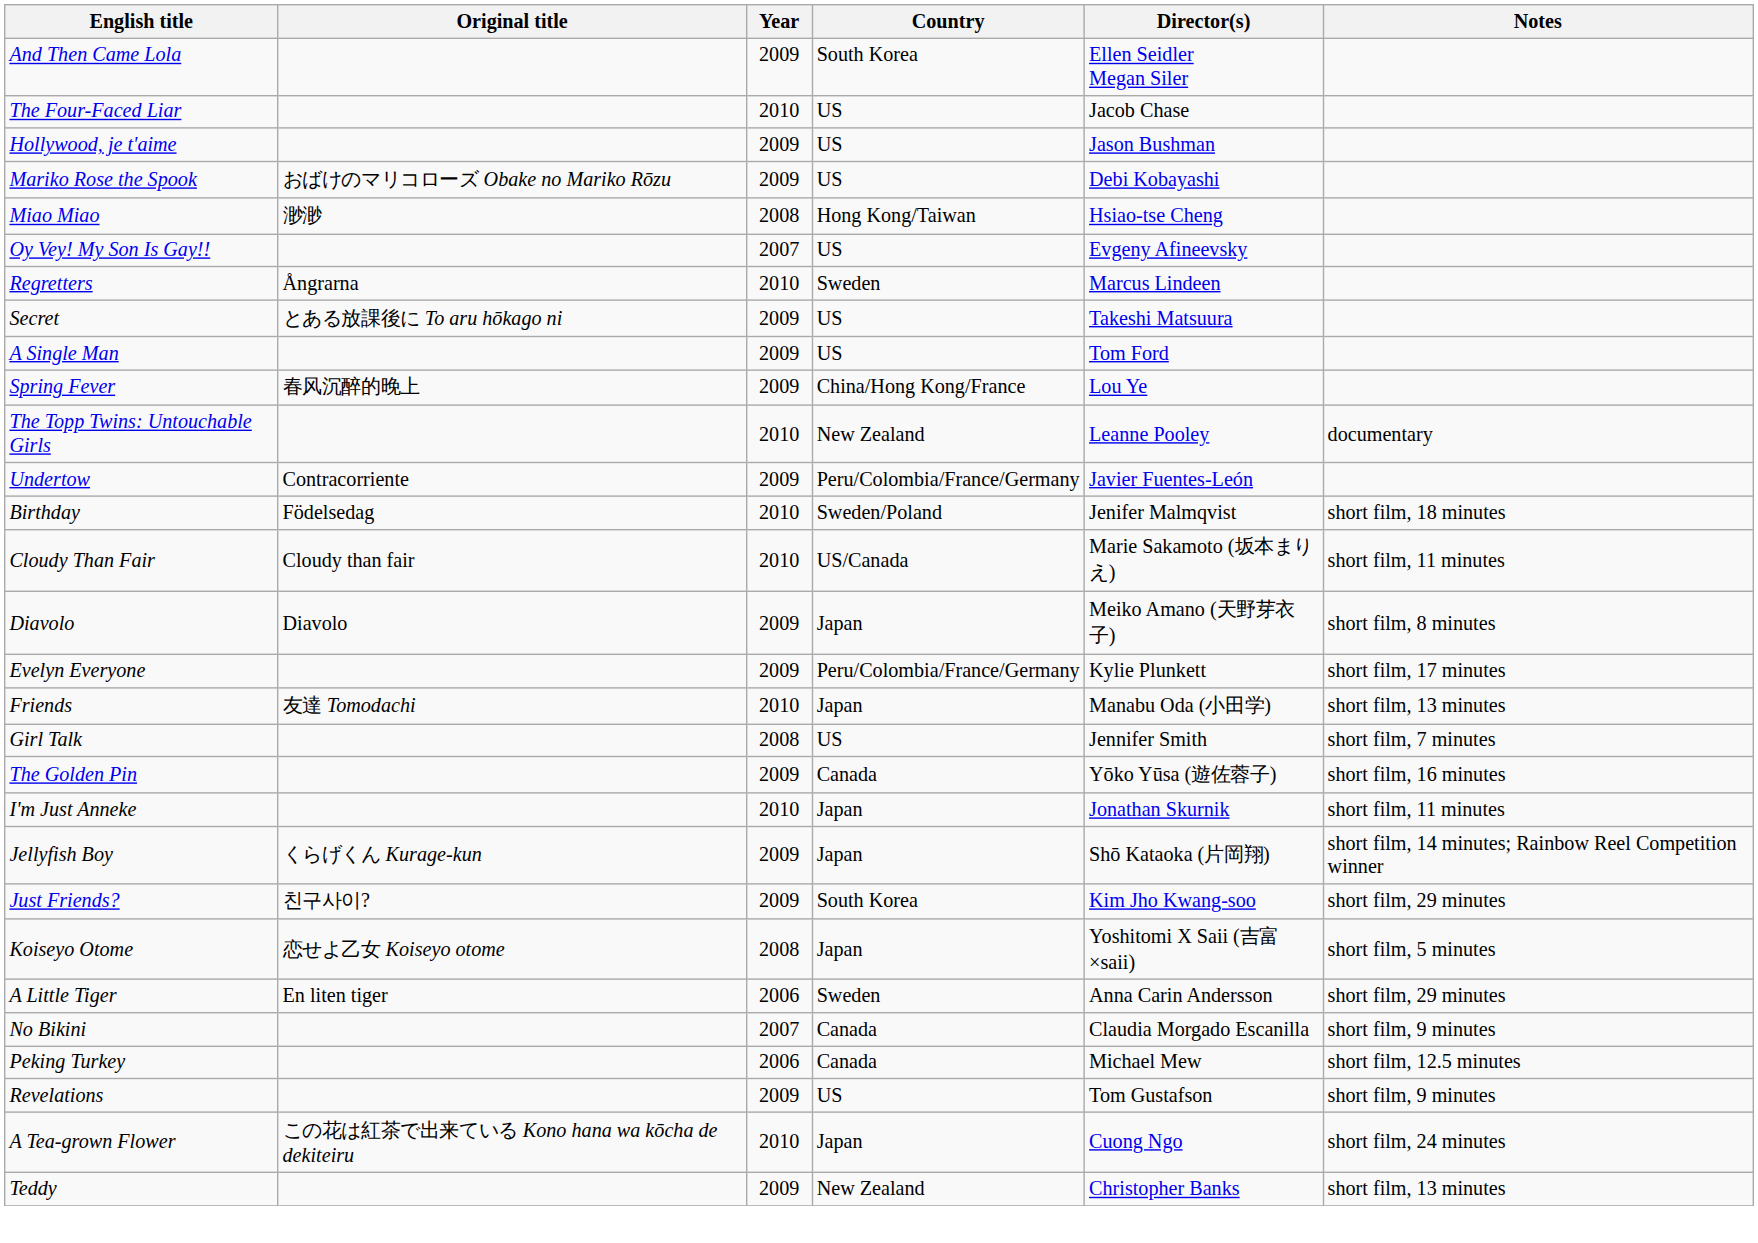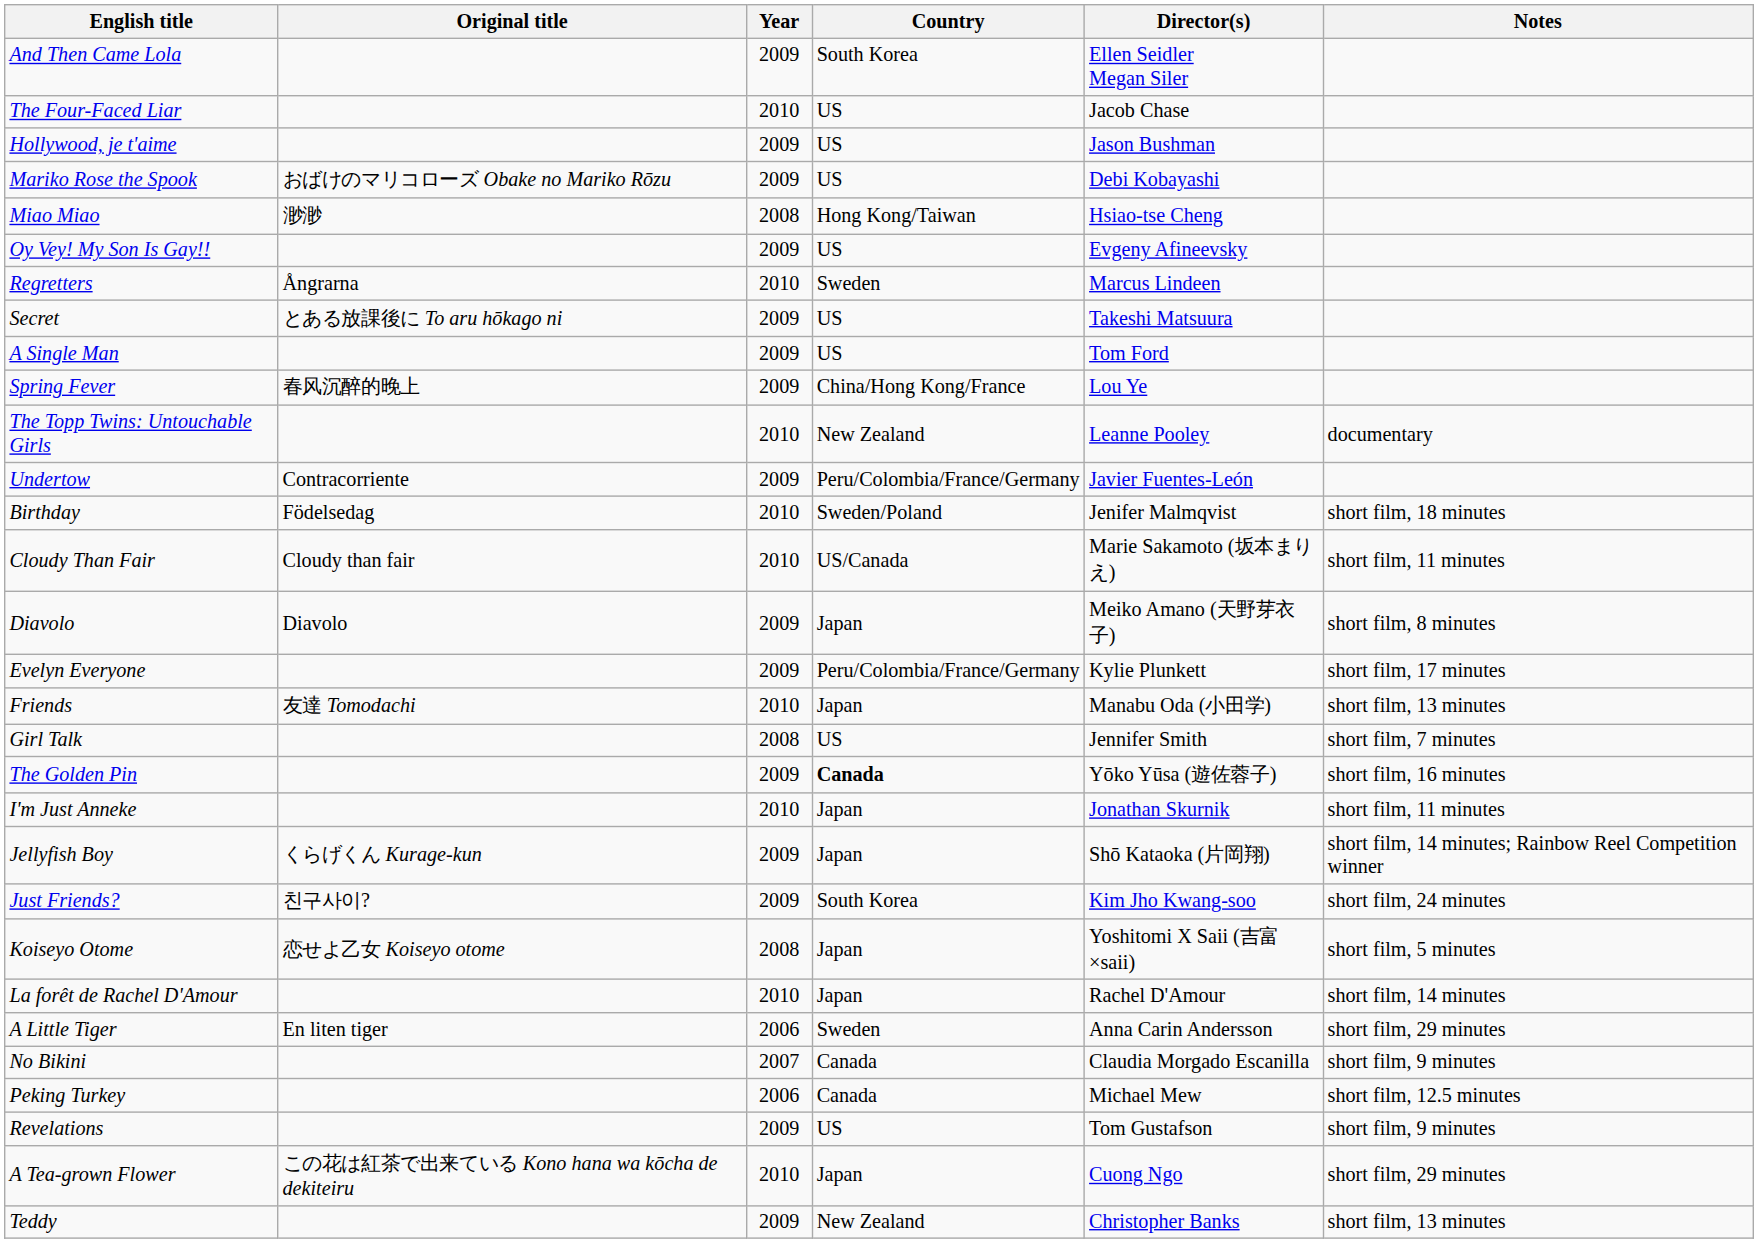(779, 250) 2007 -> (779, 250) 2009
(847, 775) normal -> (850, 775) bold
(1417, 901) short film, 29 minutes -> (1417, 901) short film, 24 minutes
+ row: (123, 995)
(1417, 1142) short film, 24 minutes -> (1417, 1175) short film, 29 minutes
